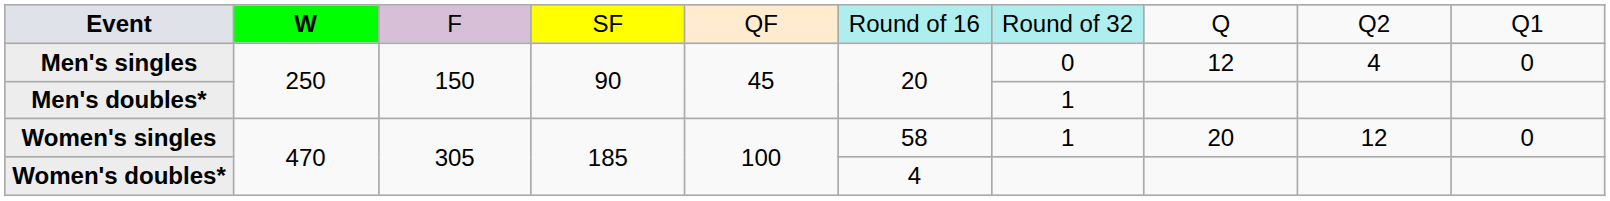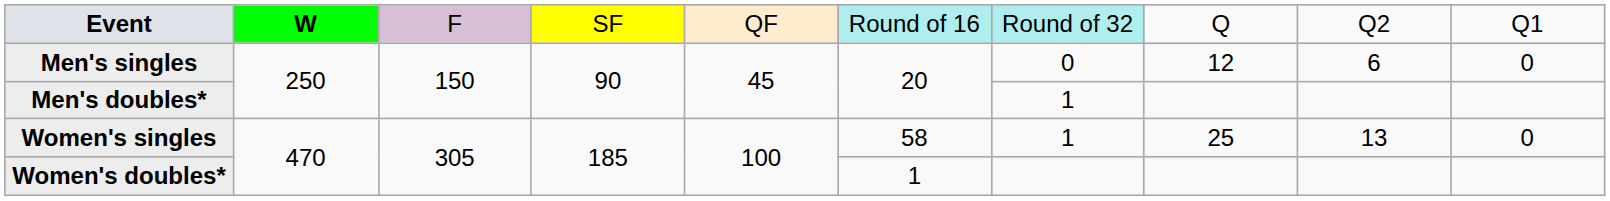(1374, 62) 4 -> (1374, 62) 6
(1221, 138) 20 -> (1221, 138) 25
(1374, 138) 12 -> (1374, 138) 13
(914, 176) 4 -> (914, 176) 1
